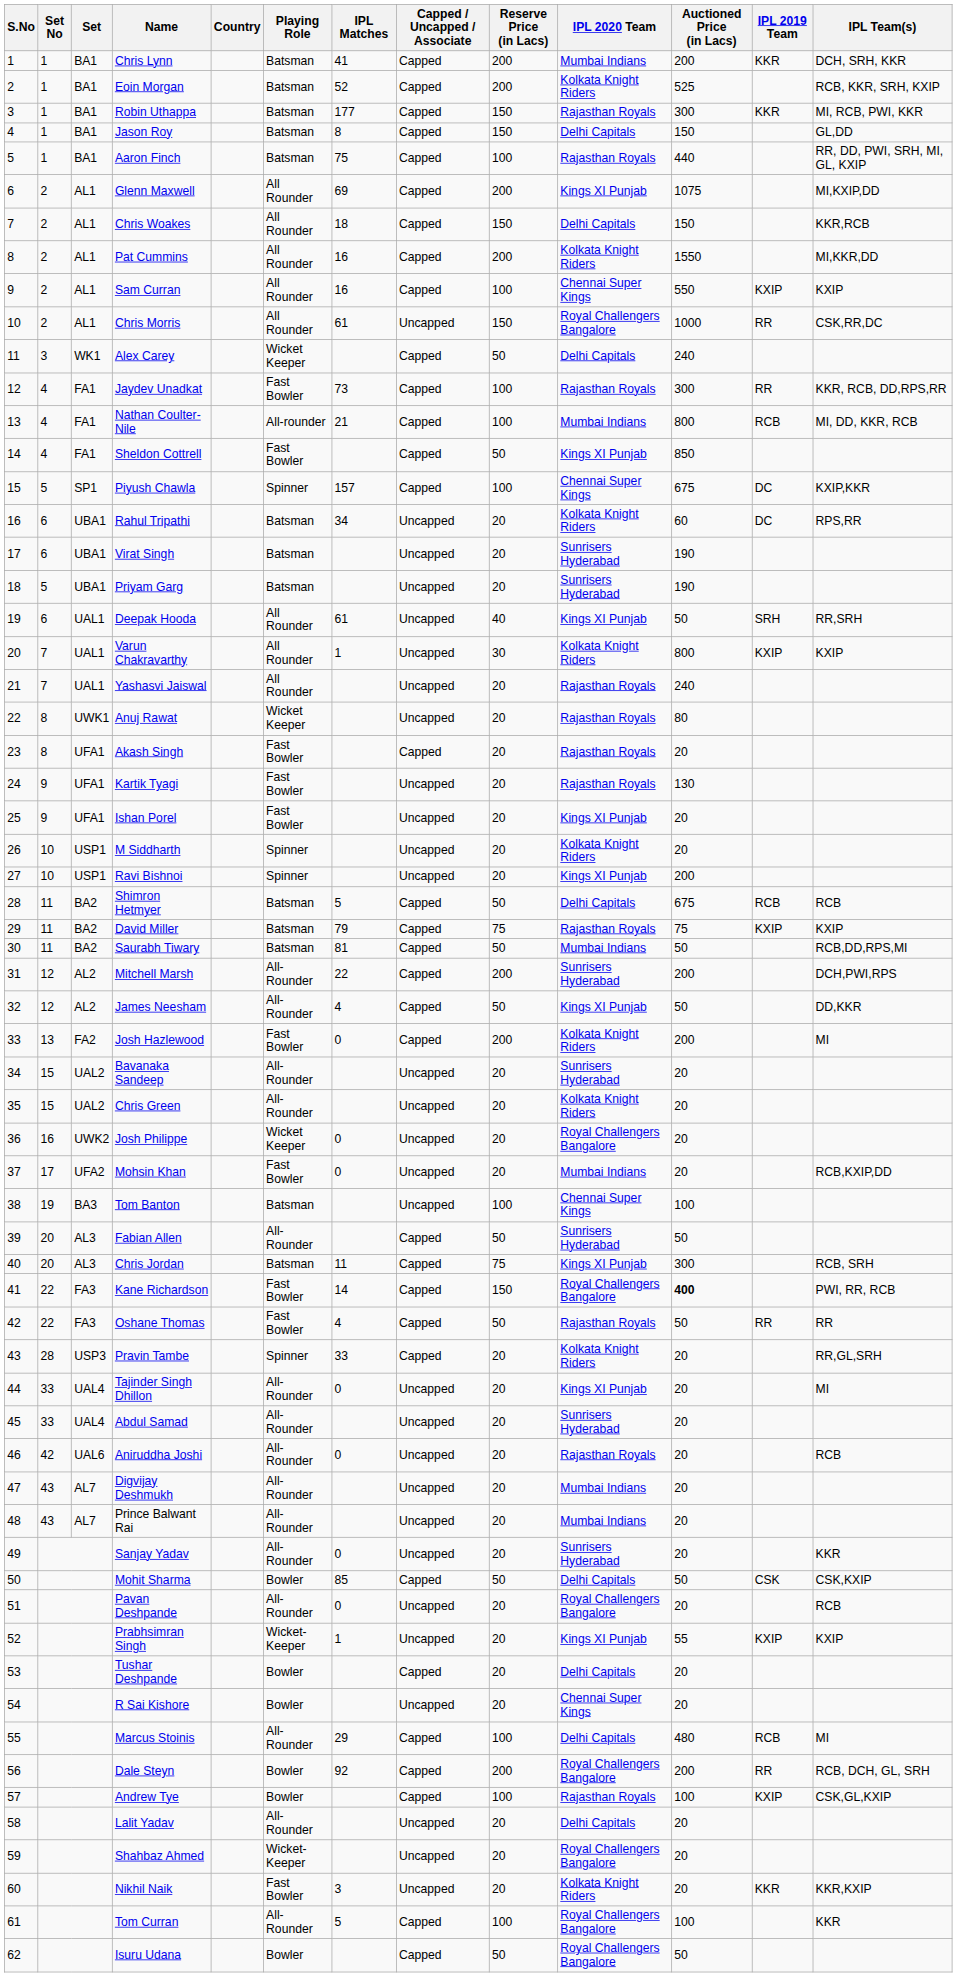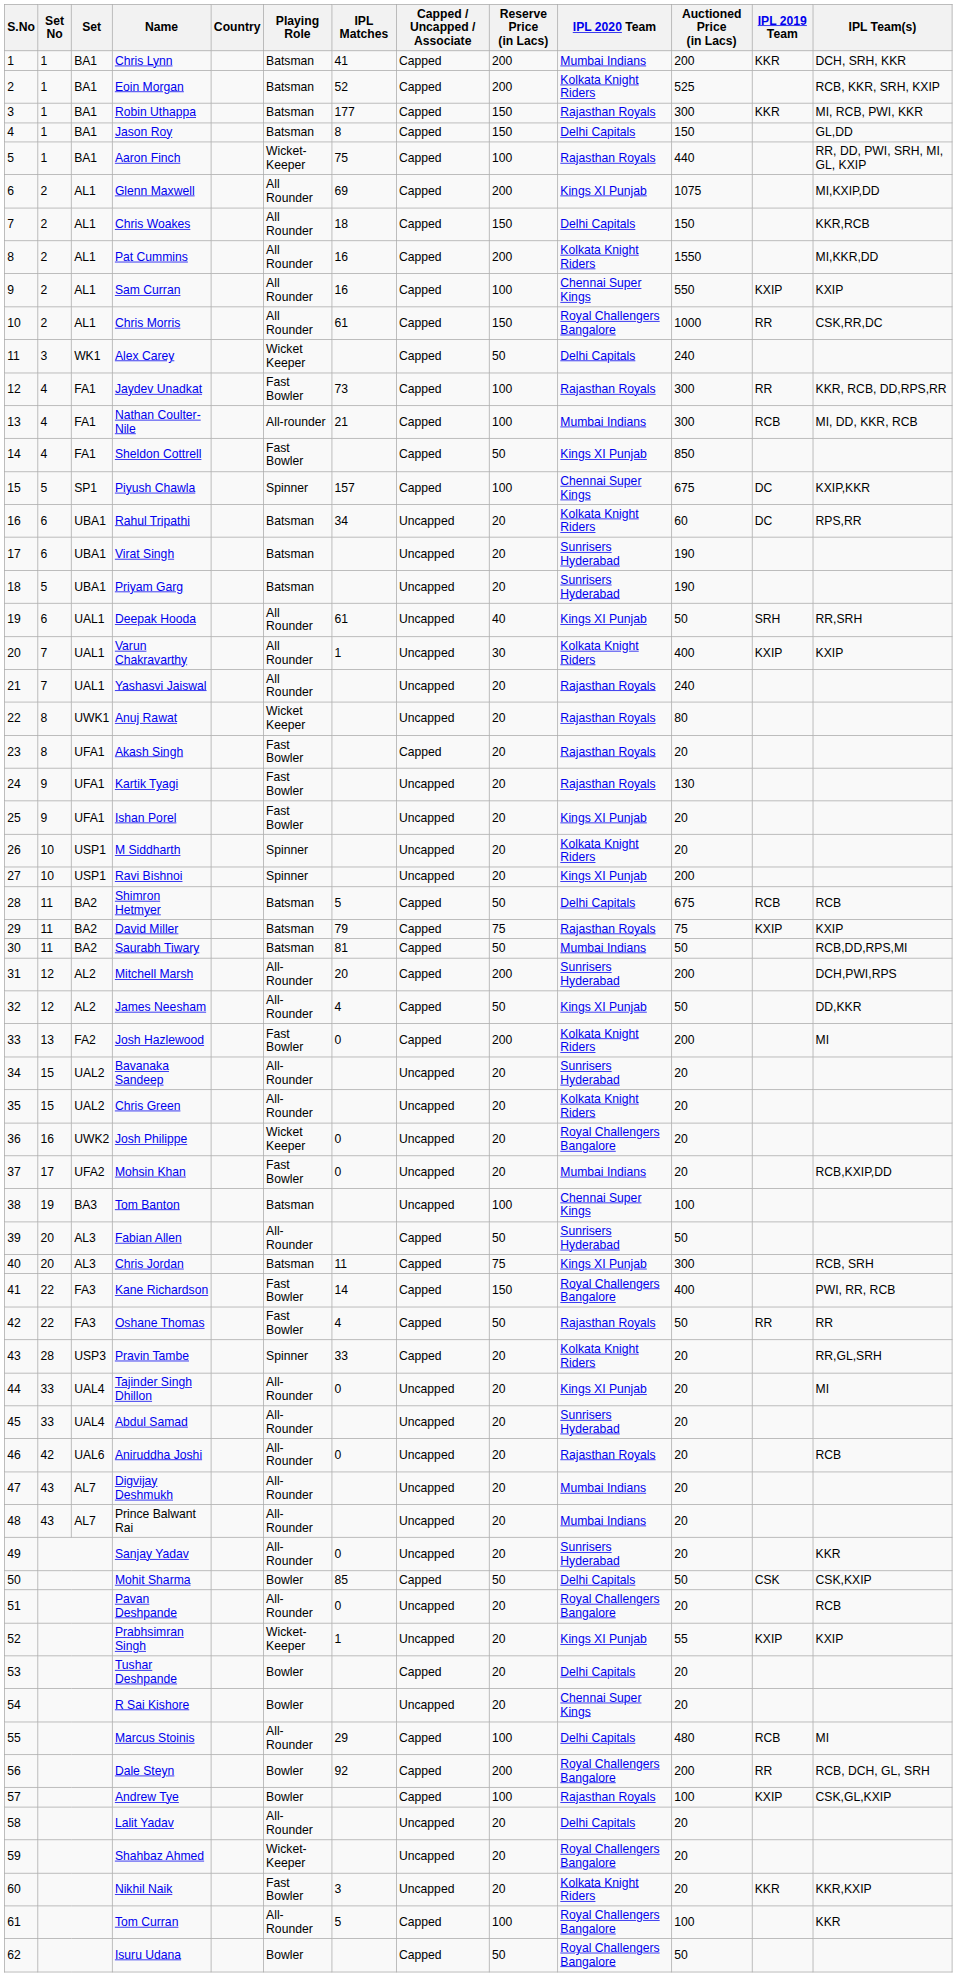(290, 158) Batsman -> (286, 158) Wicket-Keeper
(427, 323) Uncapped -> (420, 323) Capped
(684, 422) 800 -> (684, 422) 300
(684, 652) 800 -> (684, 652) 400
(341, 974) 22 -> (341, 974) 20
(684, 1290) bold -> (684, 1290) normal
